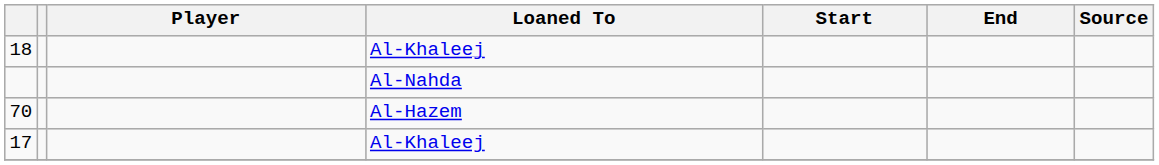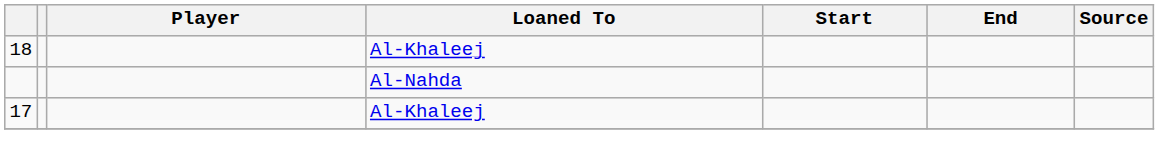- row: (21, 113)
